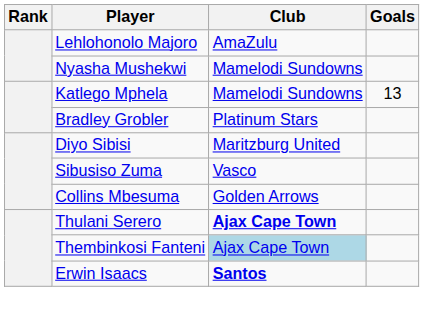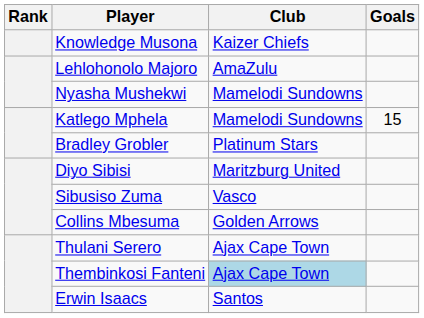+ row: (126, 42)
(393, 94) 13 -> (393, 119) 15
(274, 222) bold -> (271, 247) normal
(240, 273) bold -> (238, 299) normal
